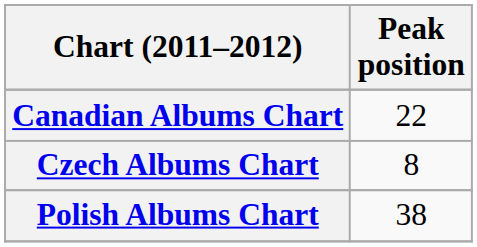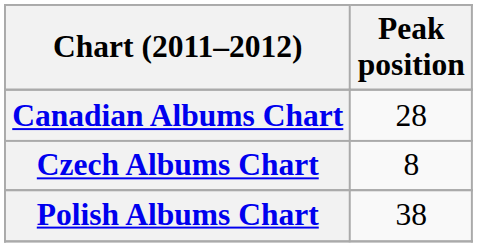(411, 114) 22 -> (411, 114) 28
